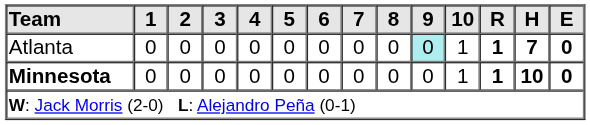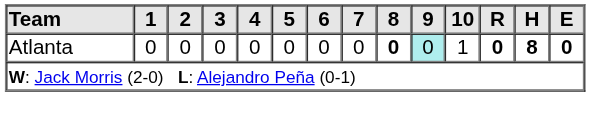(393, 47) normal -> (393, 47) bold
(497, 47) 1 -> (497, 47) 0
(532, 47) 7 -> (532, 47) 8
- row: (60, 76)
